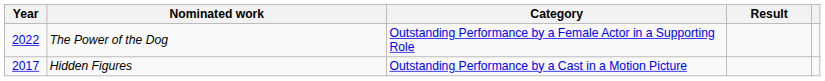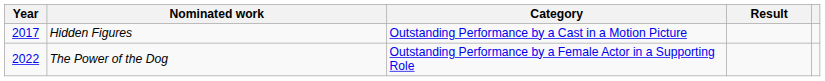rows swapped: (91, 66) <-> (109, 40)
